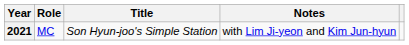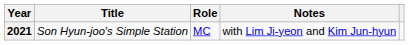columns swapped: (142, 13) <-> (49, 13)
